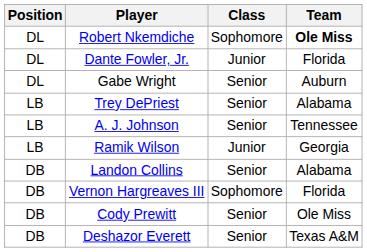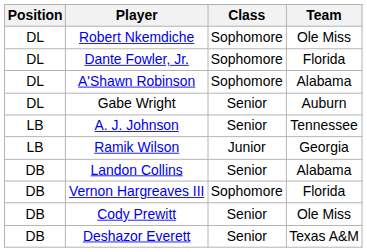(324, 37) bold -> (324, 37) normal
(247, 59) Junior -> (247, 59) Sophomore
+ row: (137, 81)
- row: (137, 103)
